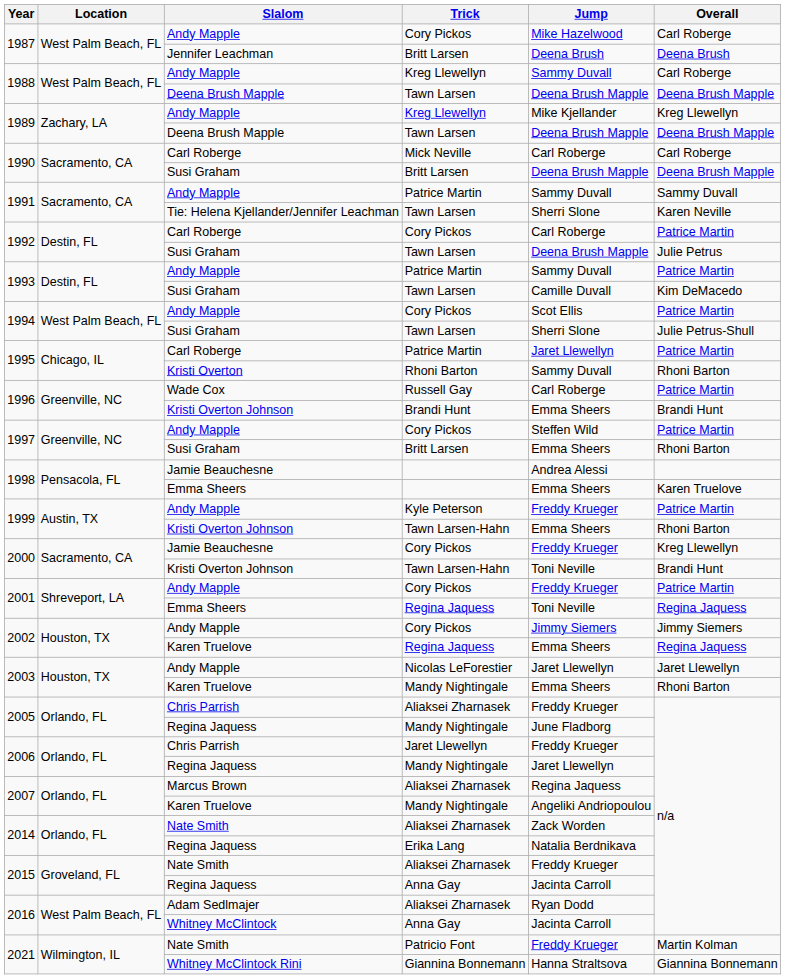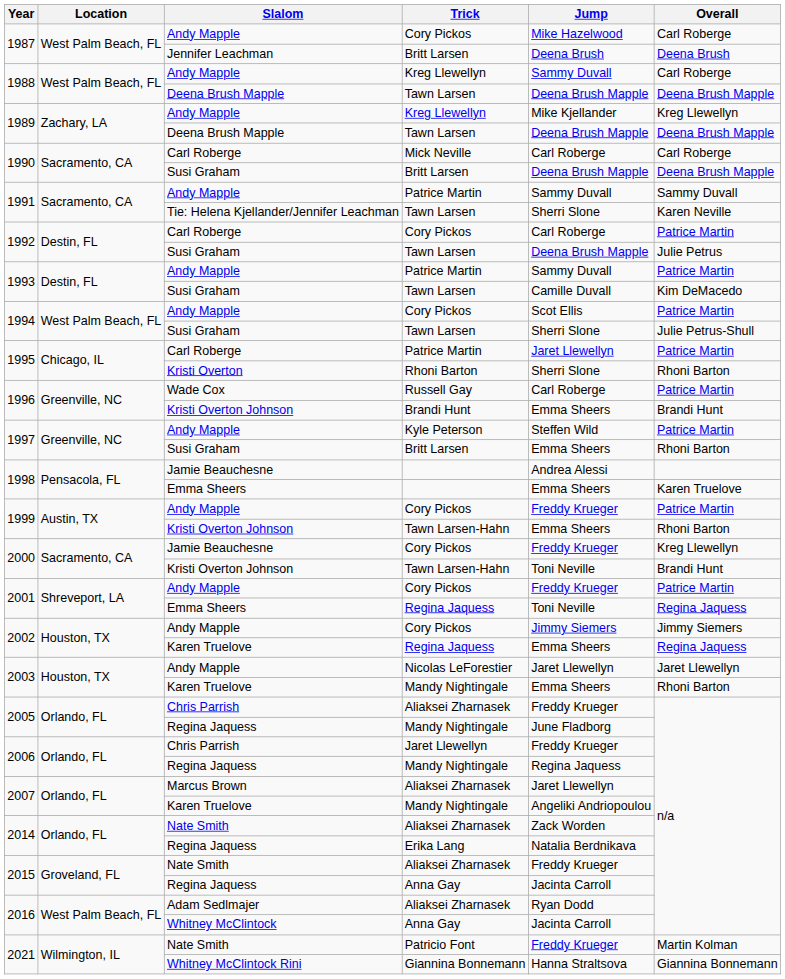(571, 370) Sammy Duvall -> (566, 370) Sherri Slone
(438, 430) Cory Pickos -> (444, 430) Kyle Peterson
(444, 509) Kyle Peterson -> (438, 509) Cory Pickos
(572, 766) Jaret Llewellyn -> (576, 766) Regina Jaquess
(576, 786) Regina Jaquess -> (572, 786) Jaret Llewellyn
